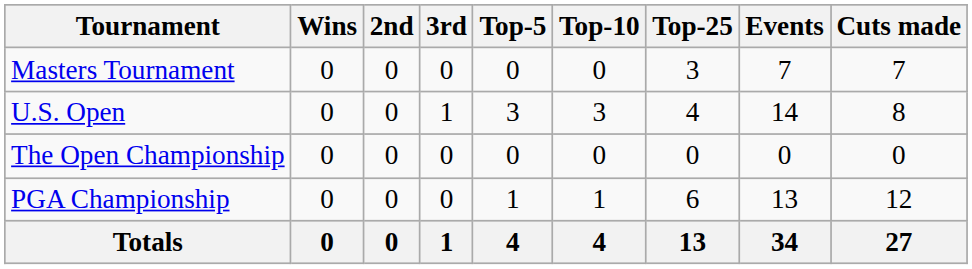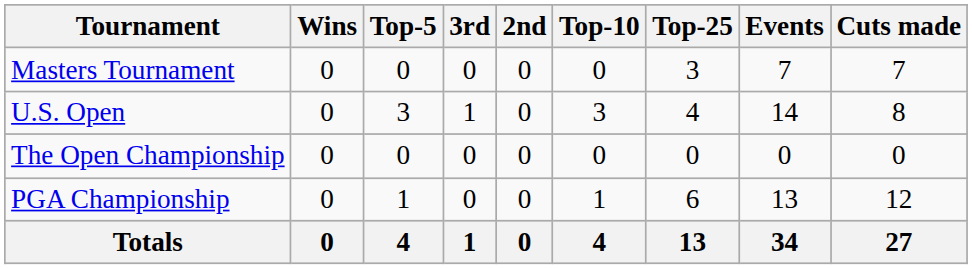columns swapped: (392, 26) <-> (513, 26)
